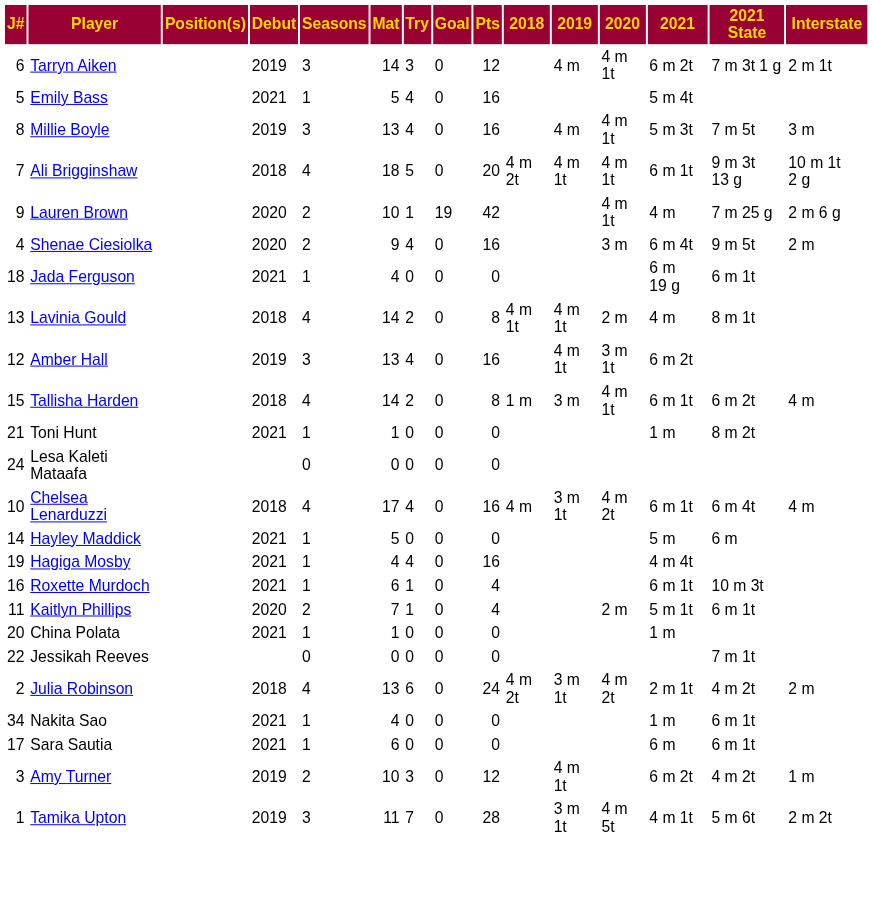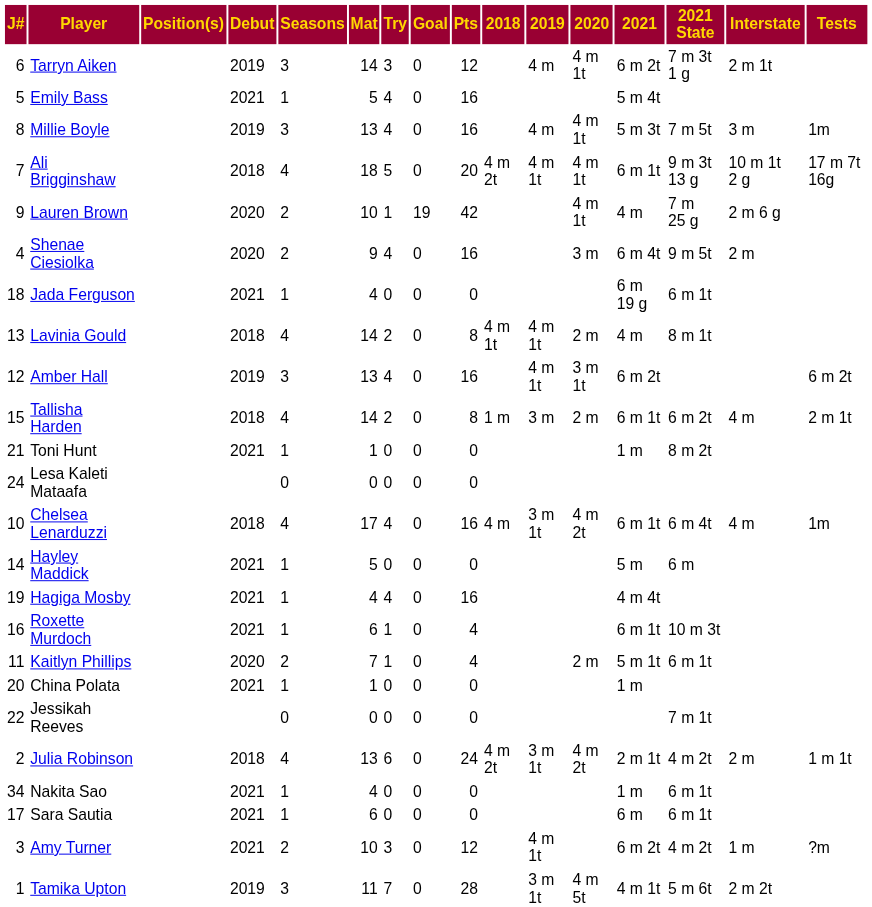+ column: (837, 24)
(615, 400) 4 m 1t -> (586, 418) 2 m
(269, 777) 2019 -> (247, 847) 2021
